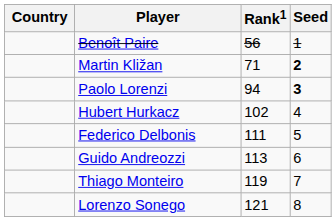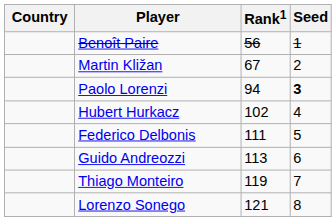(252, 66) 71 -> (252, 66) 67
(297, 66) bold -> (297, 66) normal
